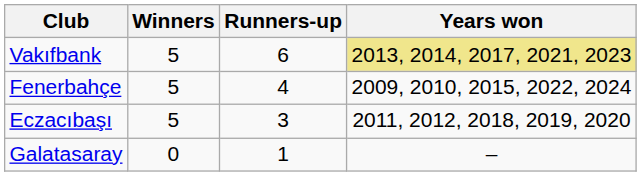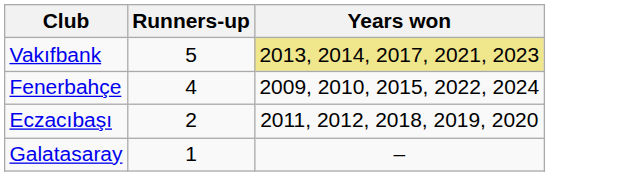- column: (173, 21)
(283, 54) 6 -> (191, 54) 5
(283, 120) 3 -> (191, 120) 2
